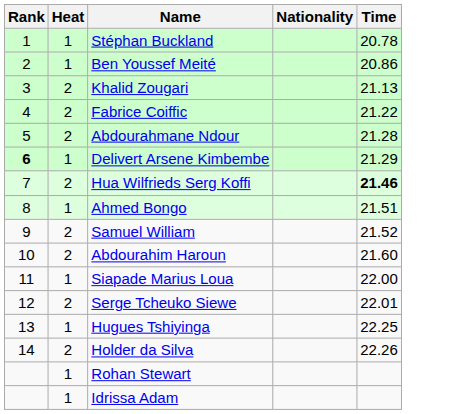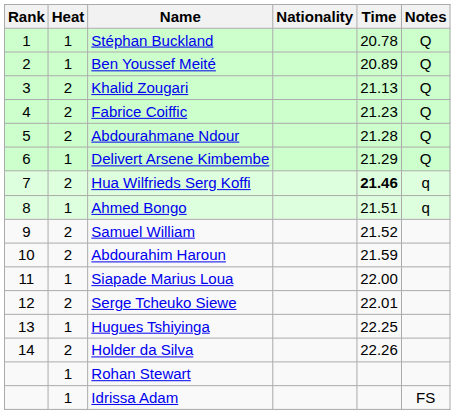+ column: (426, 17)
(379, 64) 20.86 -> (379, 64) 20.89
(379, 112) 21.22 -> (379, 112) 21.23
(26, 160) bold -> (26, 160) normal
(379, 255) 21.60 -> (379, 255) 21.59
